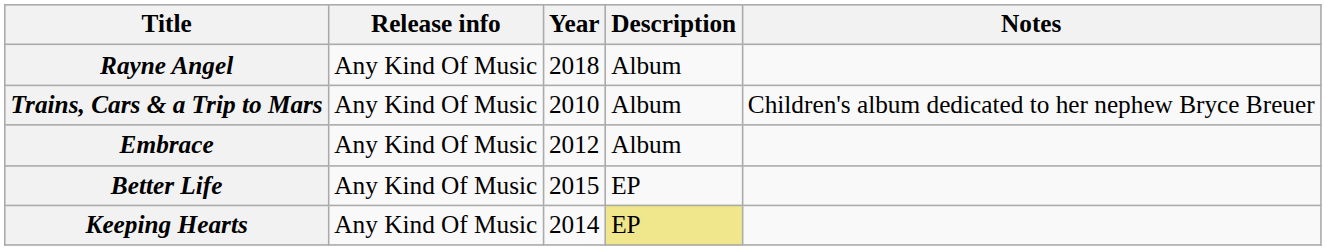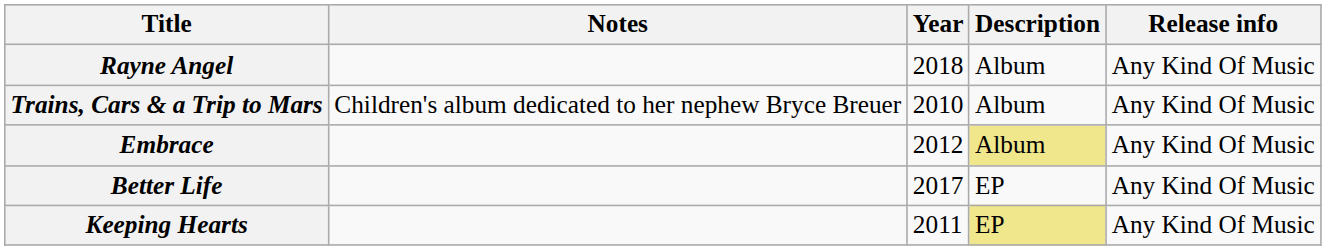columns swapped: (436, 24) <-> (1031, 24)
(646, 144) no background -> (1010, 144) khaki background
(574, 184) 2015 -> (938, 184) 2017
(574, 225) 2014 -> (938, 225) 2011
